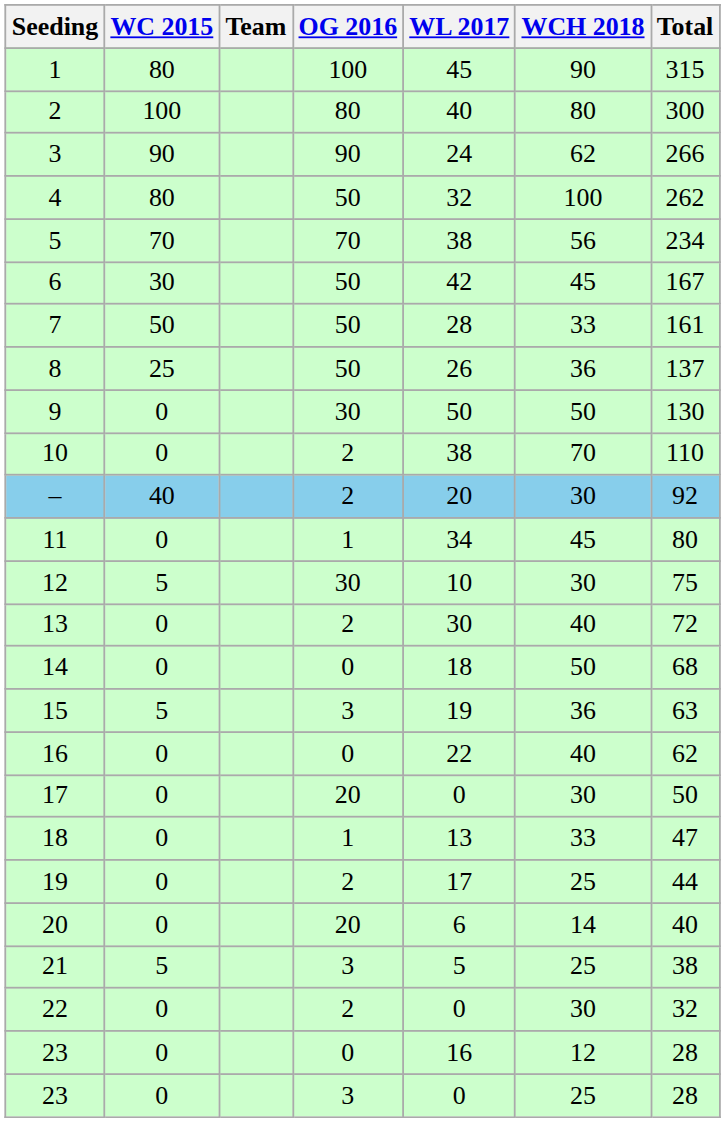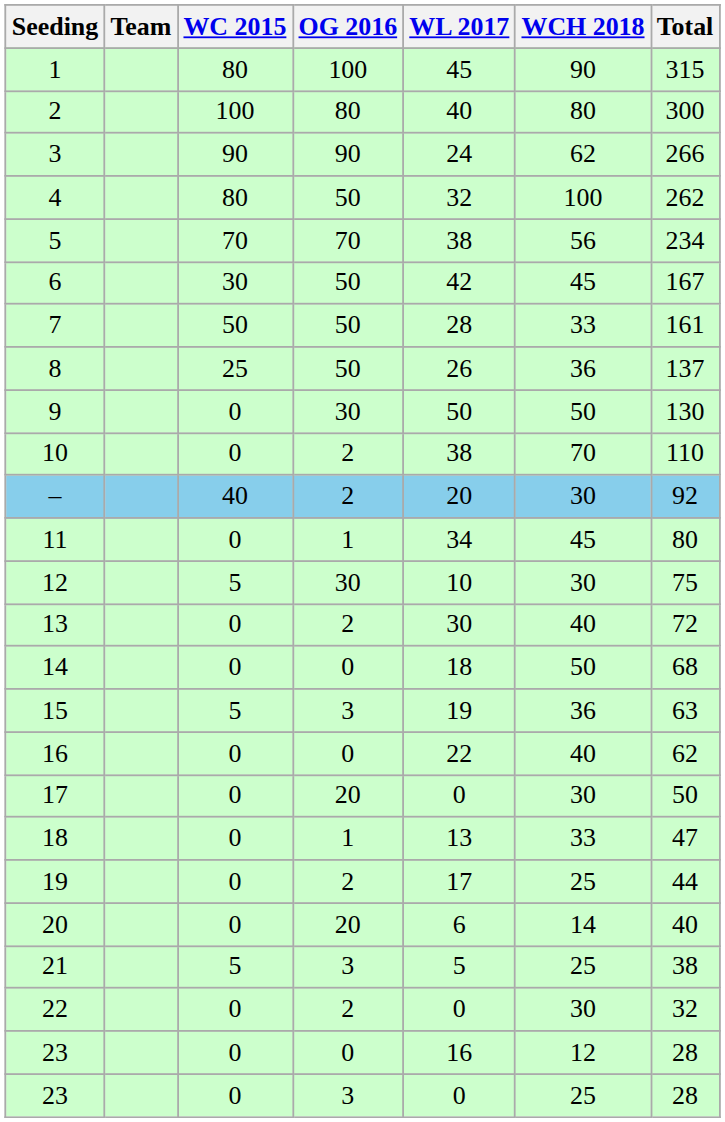columns swapped: (256, 26) <-> (162, 26)
